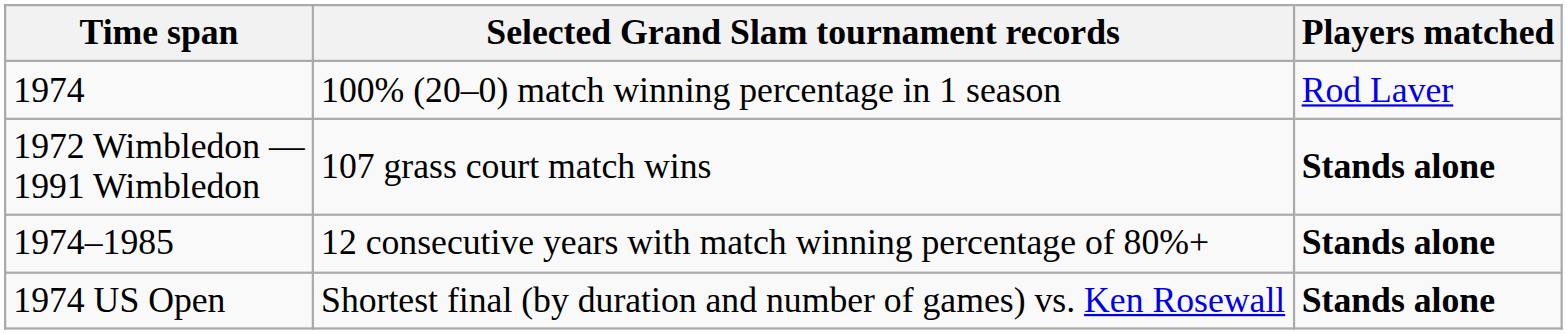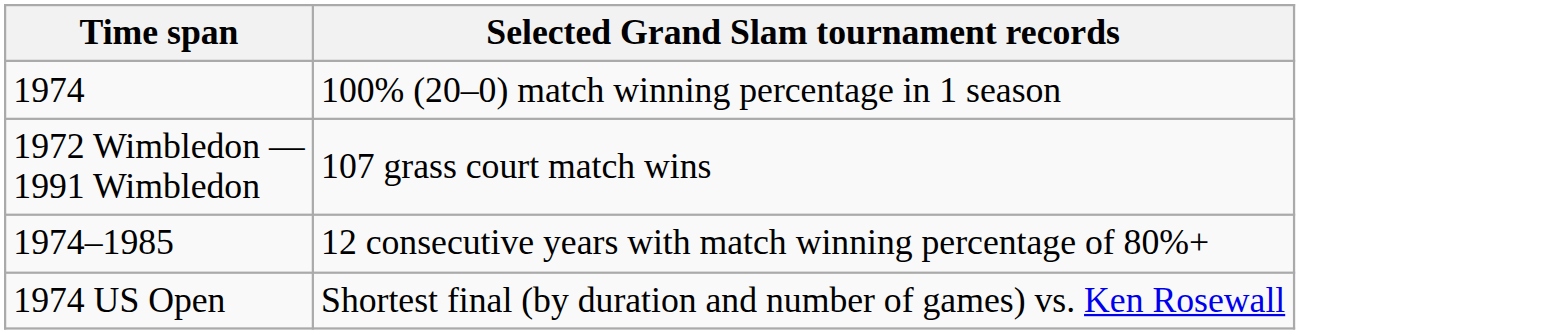- column: (1428, 32)
